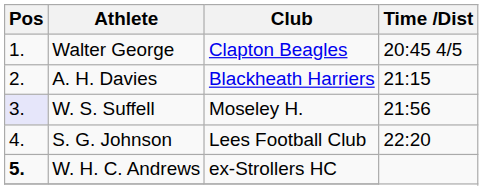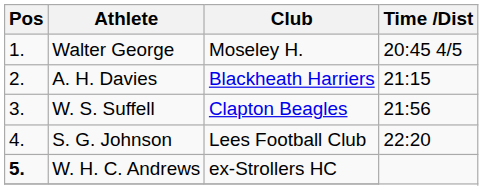(278, 49) Clapton Beagles -> (256, 49) Moseley H.
(17, 109) lavender background -> (17, 109) no background
(256, 109) Moseley H. -> (278, 109) Clapton Beagles
